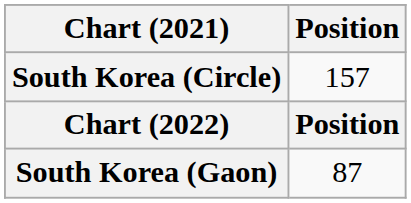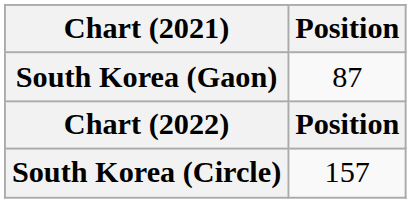rows swapped: (147, 172) <-> (147, 76)
